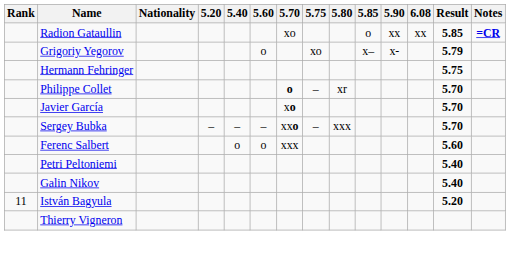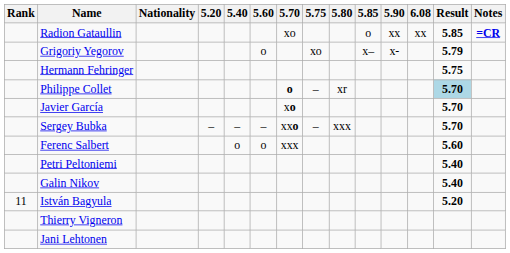(452, 88) no background -> (452, 88) lightblue background
+ row: (74, 239)
